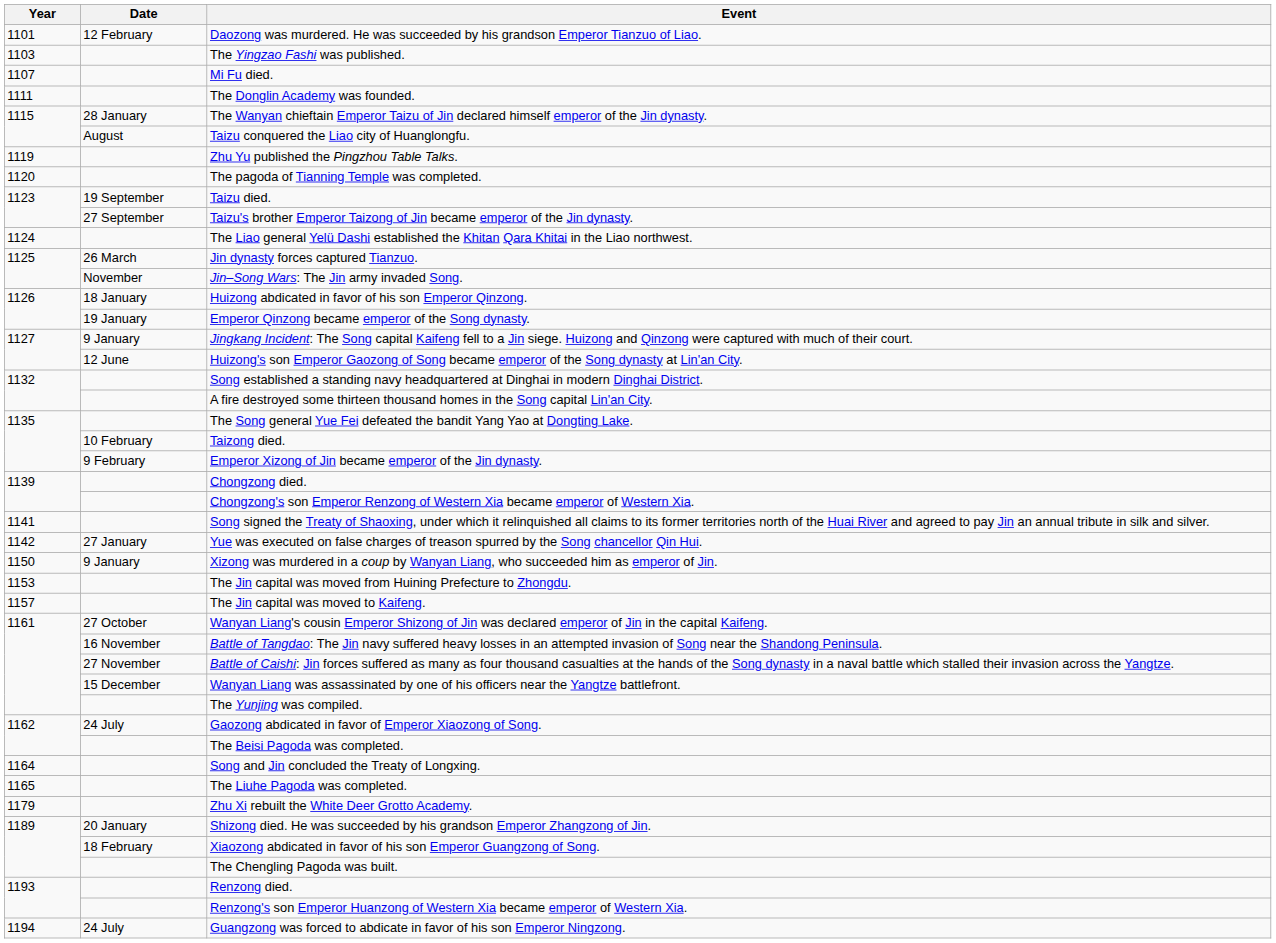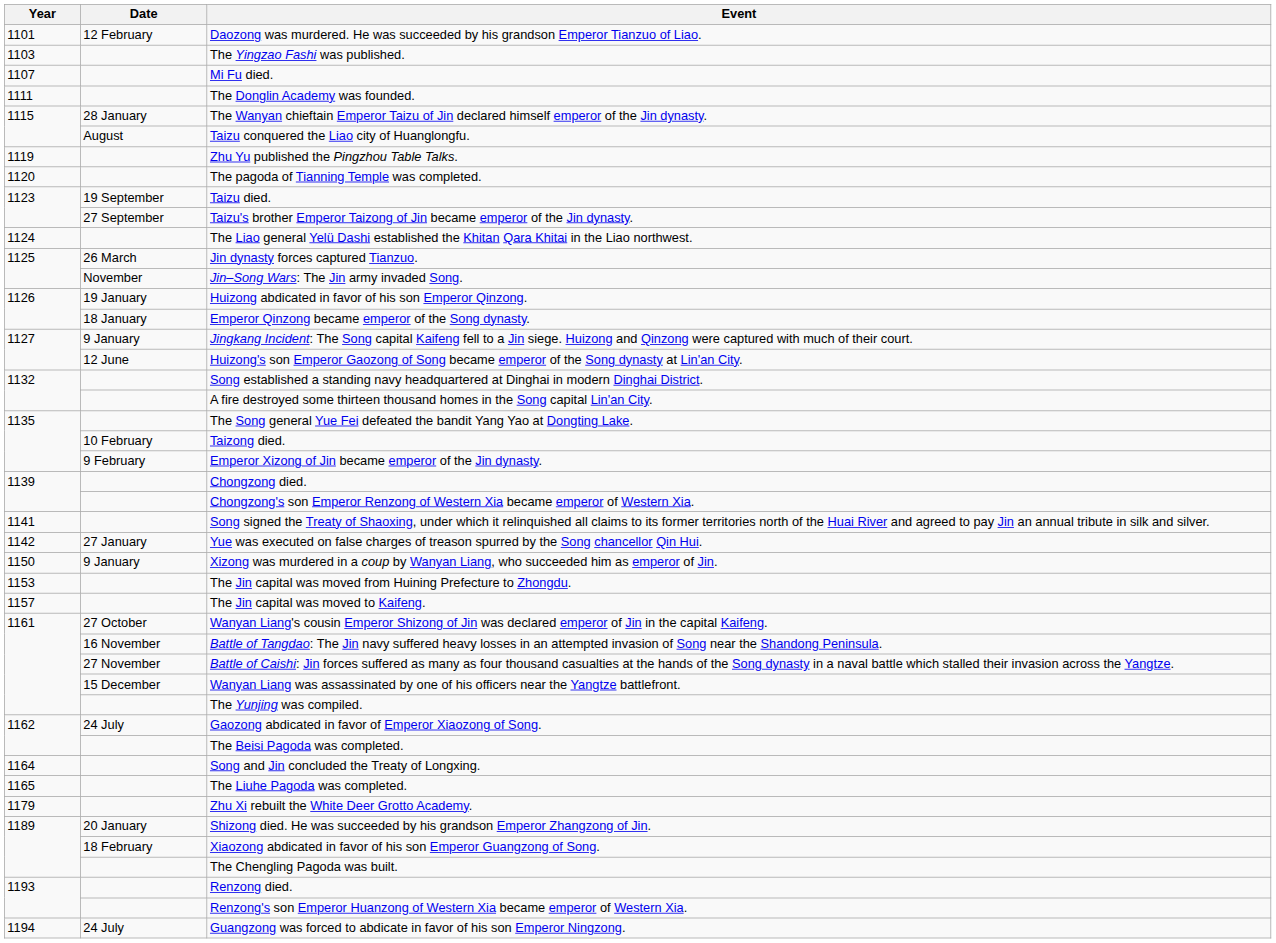(115, 298) 18 January -> (115, 298) 19 January
(115, 319) 19 January -> (115, 319) 18 January
